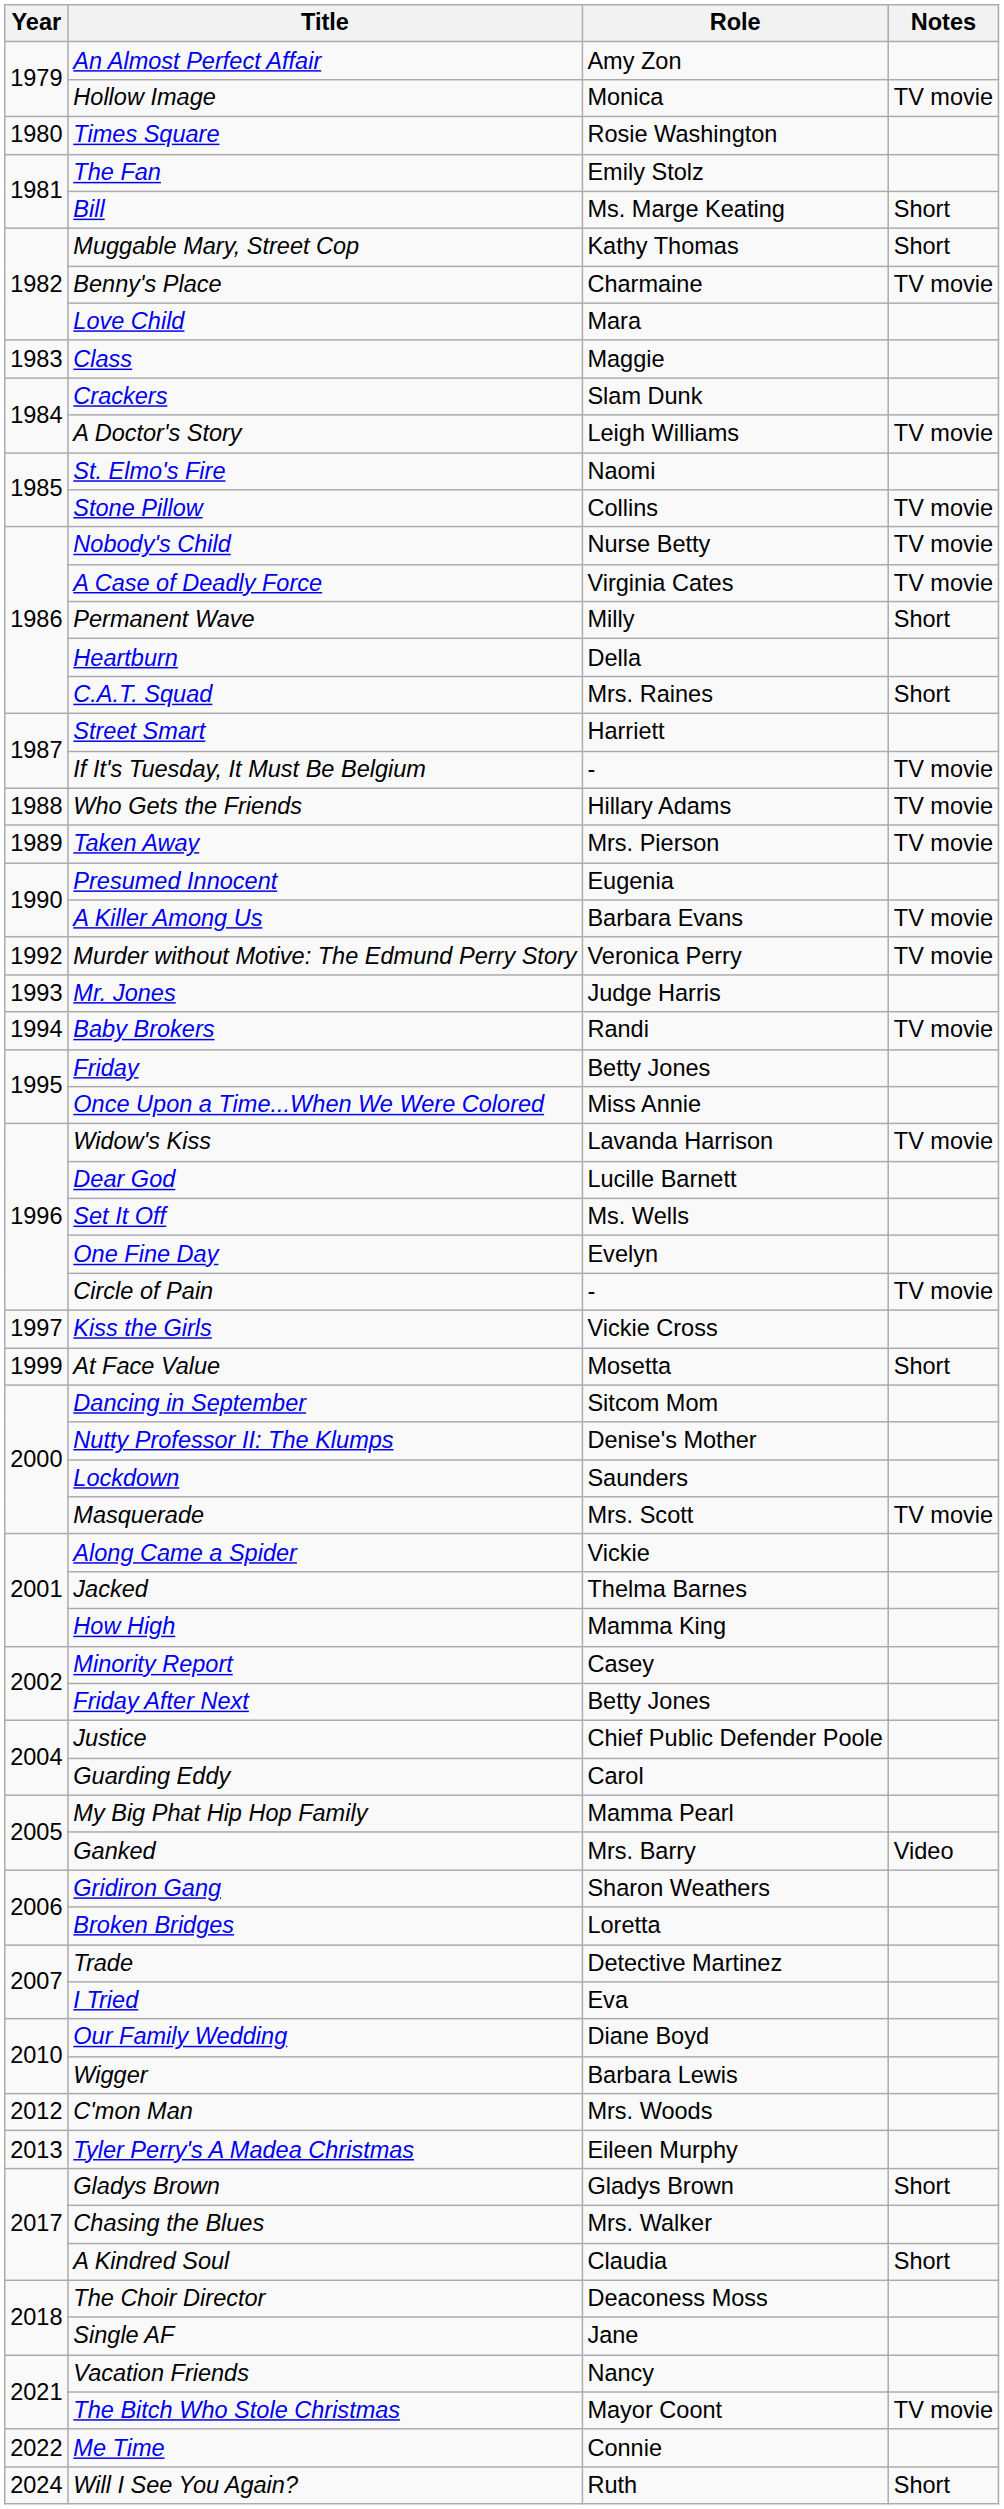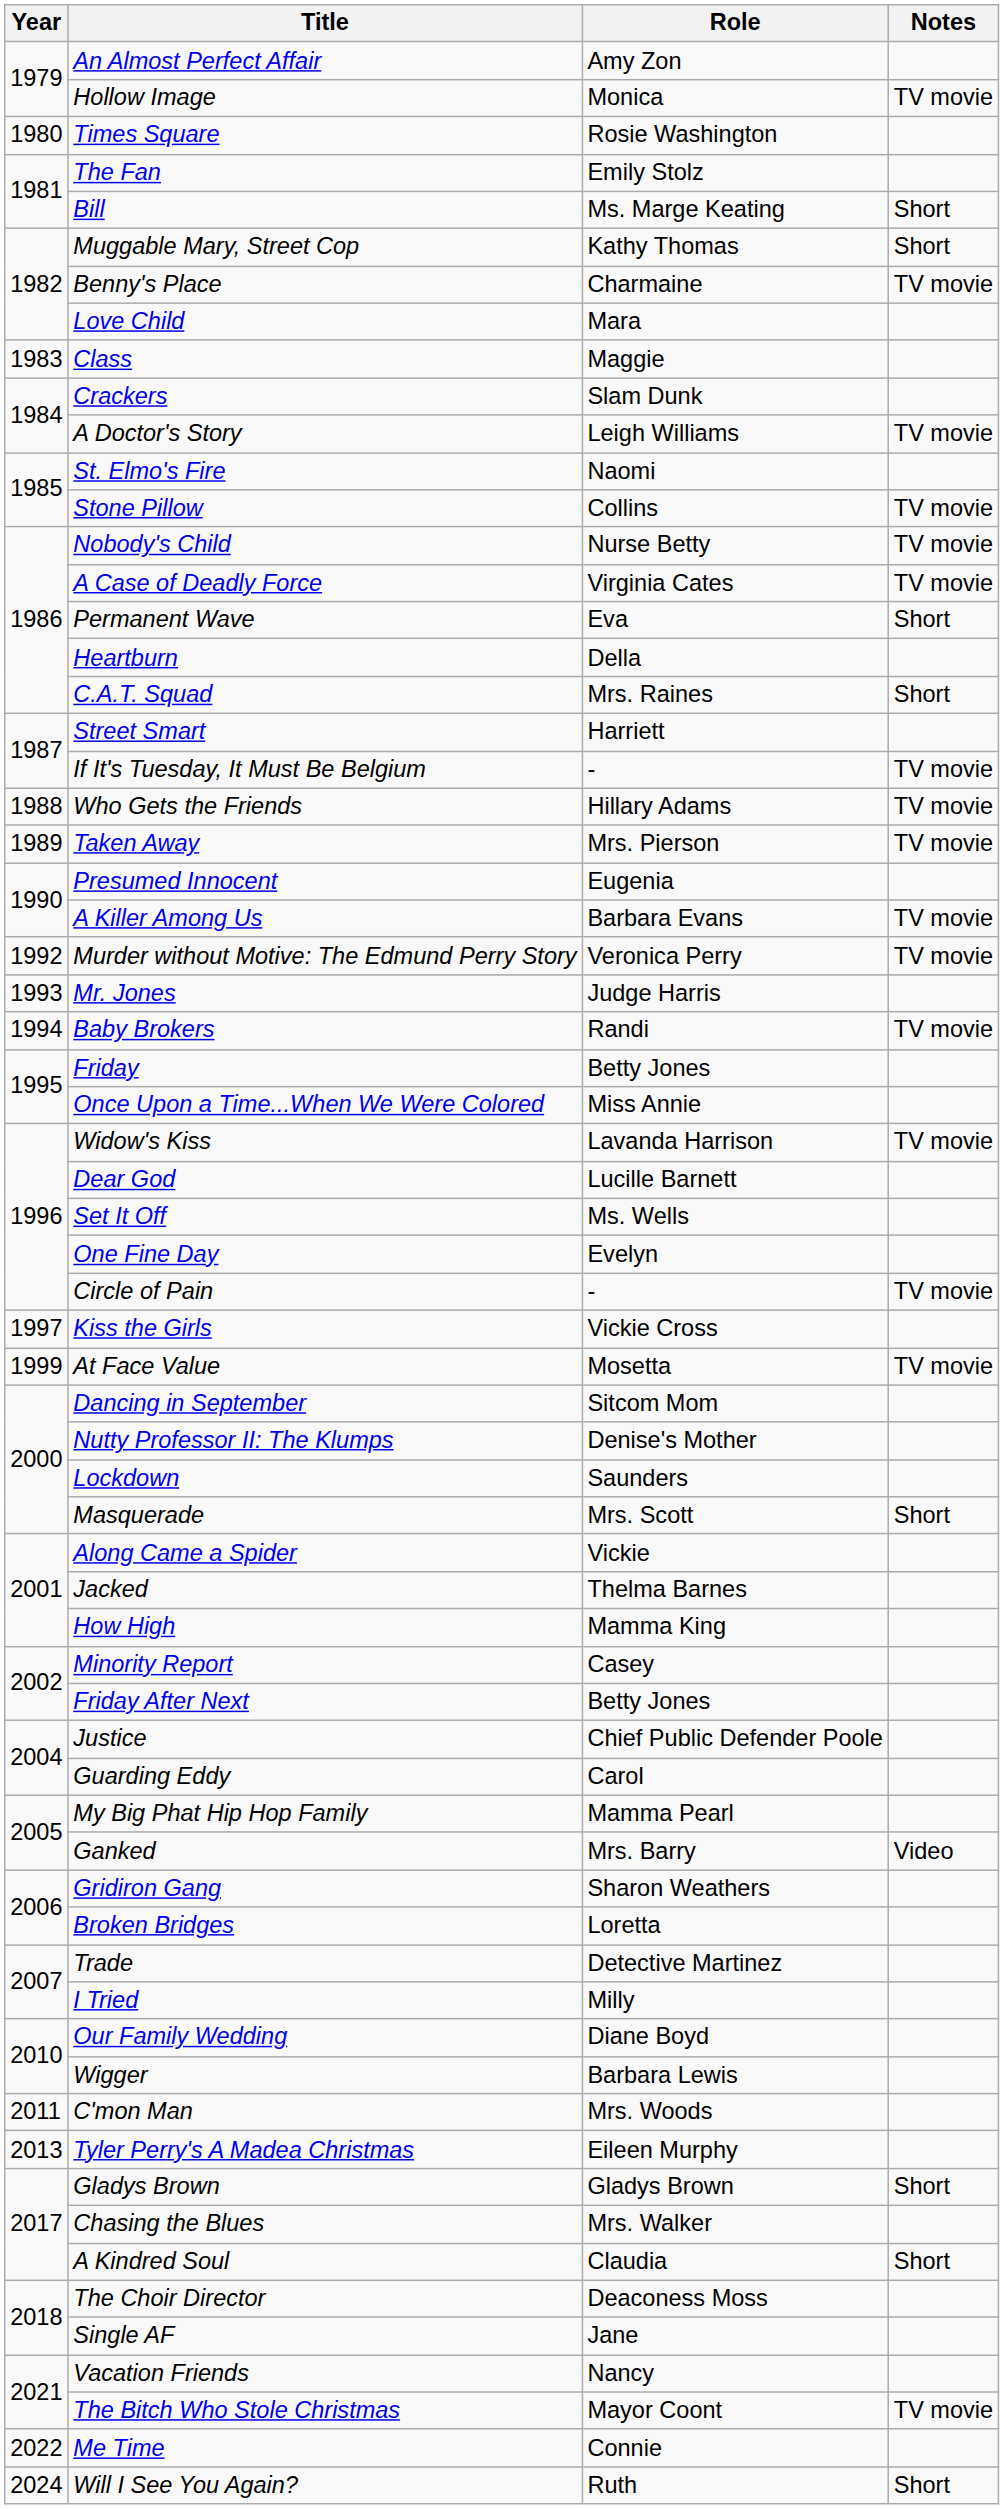(611, 619) Milly -> (608, 619) Eva
(922, 1365) Short -> (943, 1365) TV movie
(943, 1515) TV movie -> (922, 1515) Short
(608, 2000) Eva -> (611, 2000) Milly
(36, 2112) 2012 -> (35, 2112) 2011
